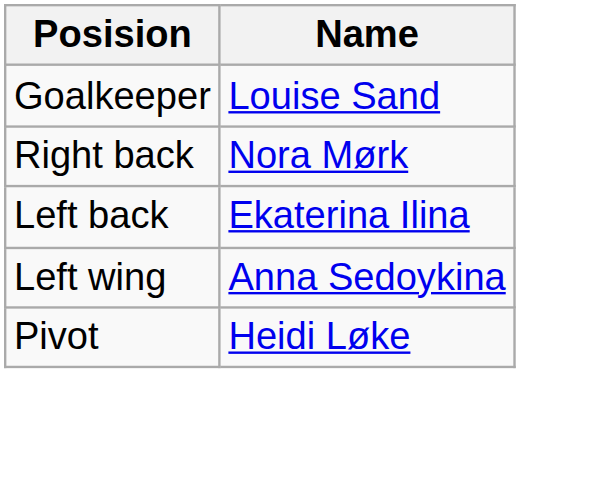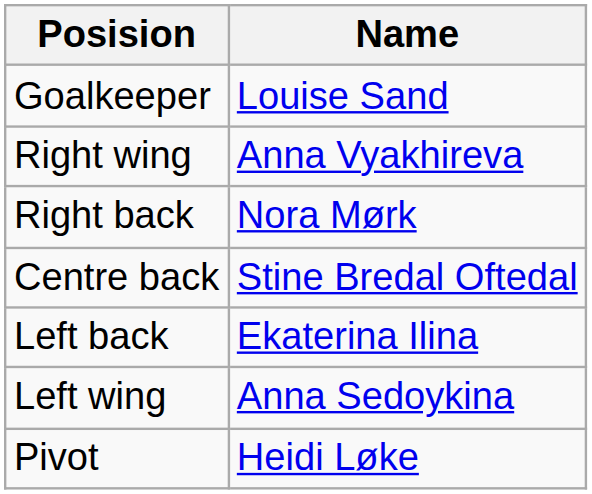+ row: (103, 155)
+ row: (117, 276)
